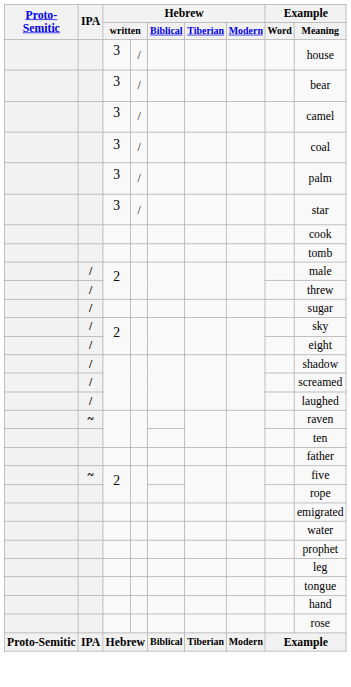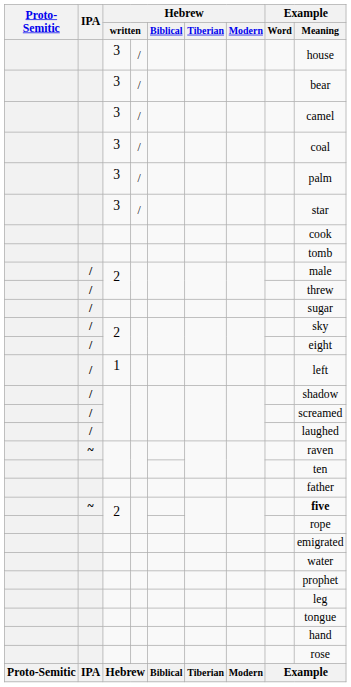+ row: (91, 370)
(320, 475) normal -> (320, 506) bold
